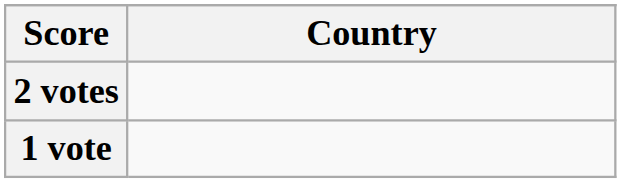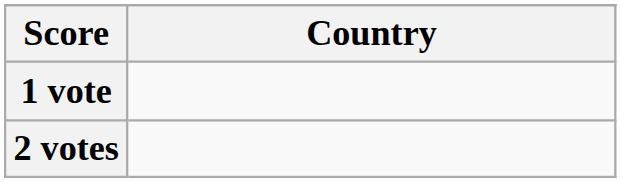rows swapped: (66, 90) <-> (66, 147)
